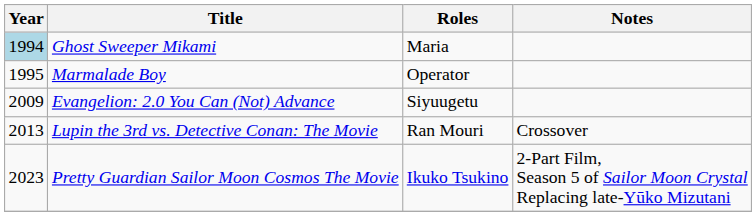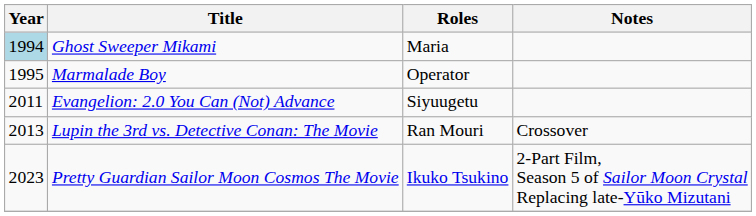(26, 102) 2009 -> (26, 102) 2011
